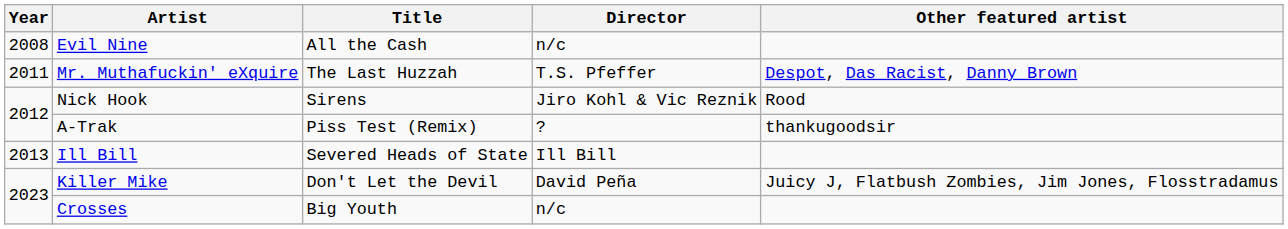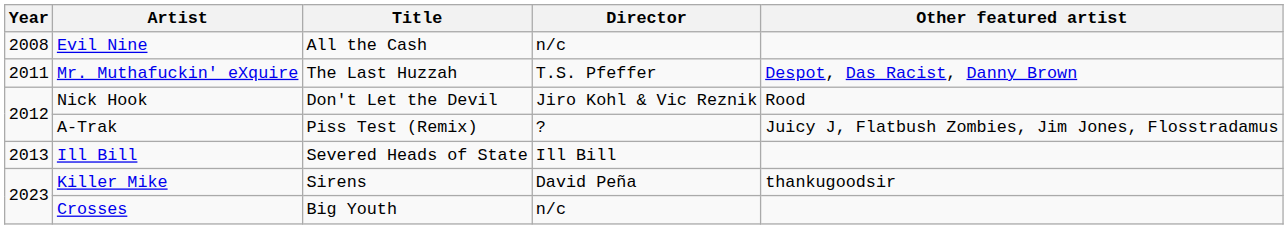(337, 100) Sirens -> (402, 100) Don't Let the Devil
(831, 128) thankugoodsir -> (1022, 128) Juicy J, Flatbush Zombies, Jim Jones, Flosstradamus
(402, 182) Don't Let the Devil -> (337, 182) Sirens
(1022, 182) Juicy J, Flatbush Zombies, Jim Jones, Flosstradamus -> (831, 182) thankugoodsir
